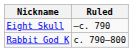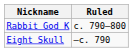rows swapped: (35, 26) <-> (38, 40)
